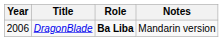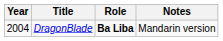(18, 28) 2006 -> (18, 28) 2004
